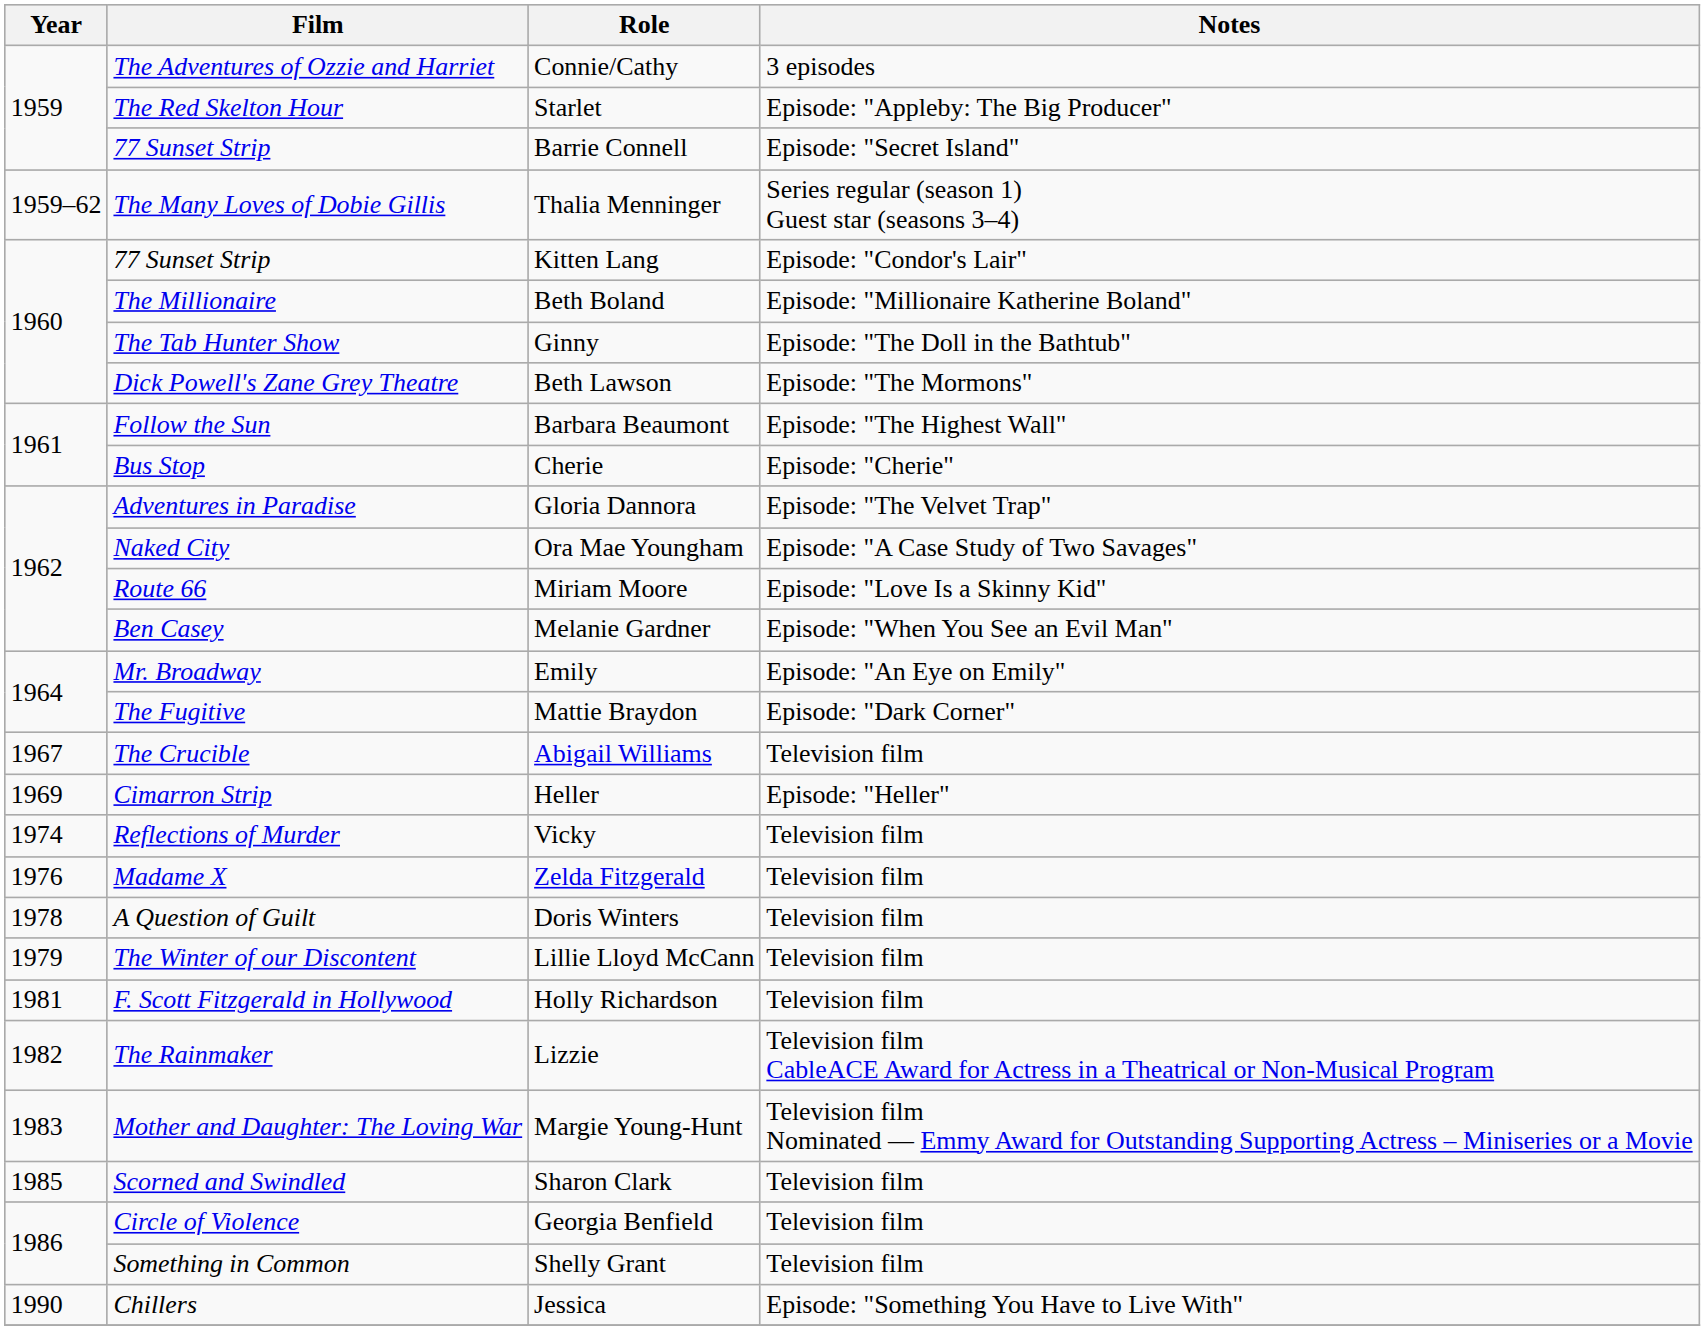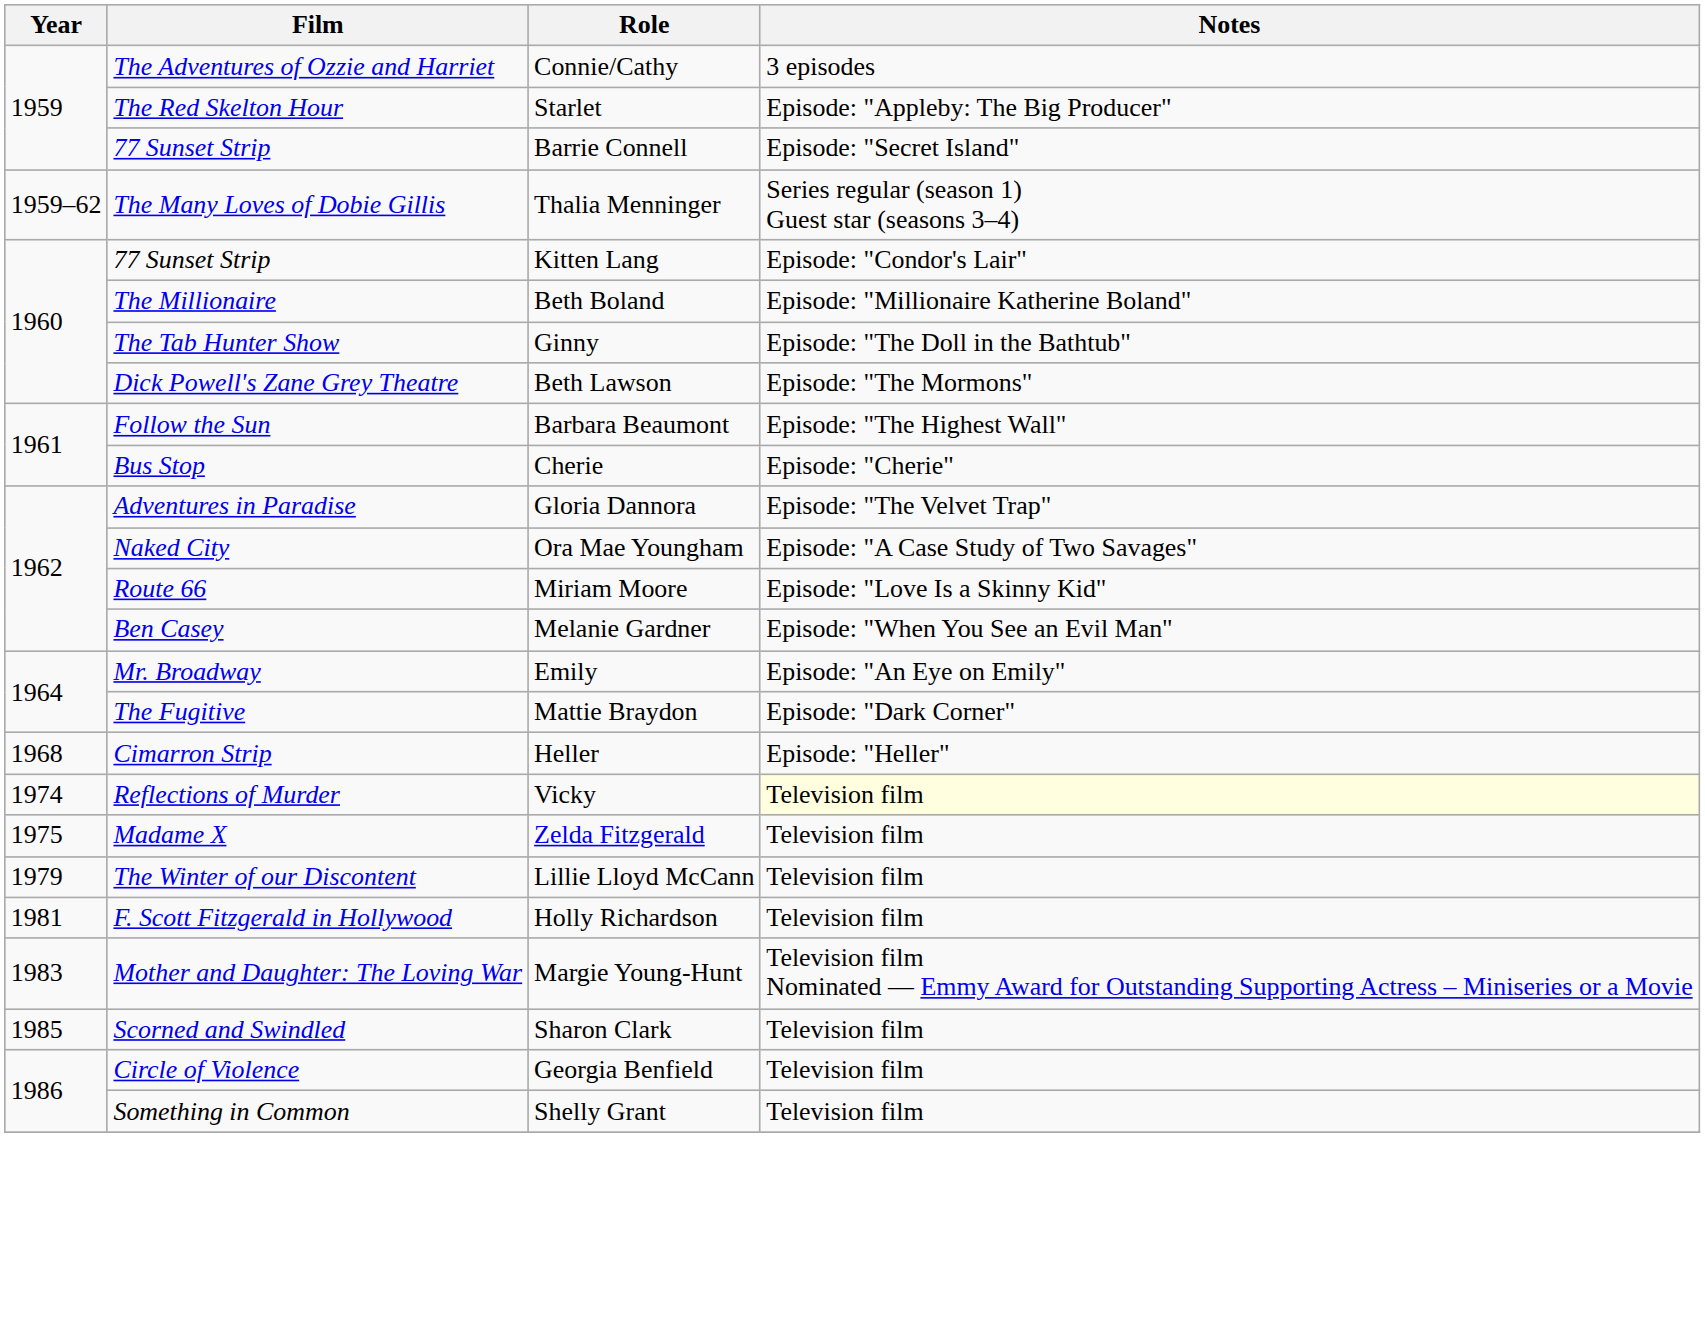- row: (623, 753)
(37, 794) 1969 -> (37, 753) 1968
(845, 835) no background -> (845, 794) lightyellow background
(37, 876) 1976 -> (37, 835) 1975
- row: (606, 917)
- row: (566, 1055)
- row: (570, 1304)
